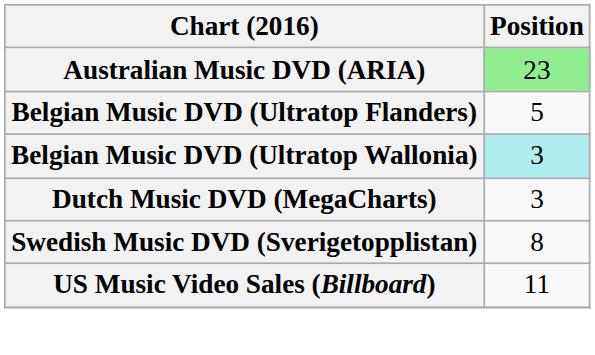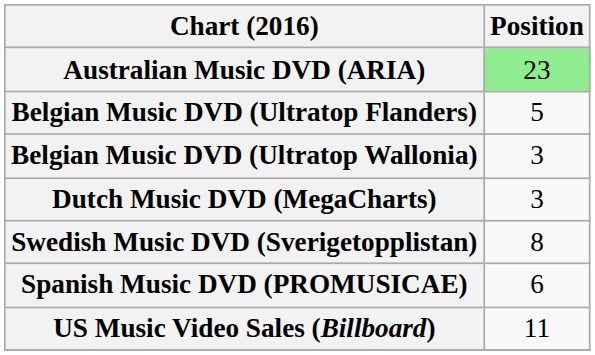(537, 155) paleturquoise background -> (537, 155) no background
+ row: (244, 284)
